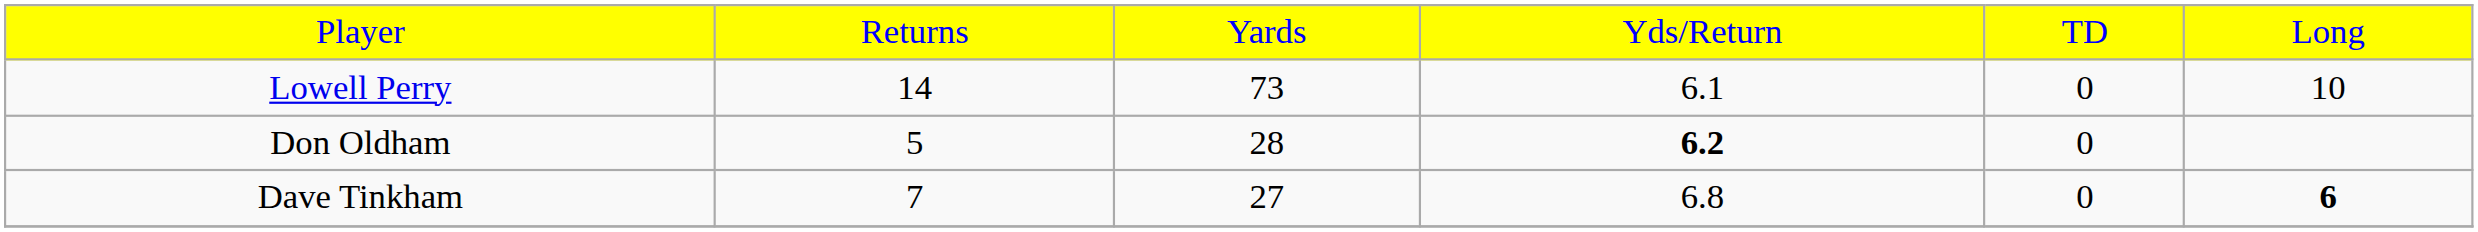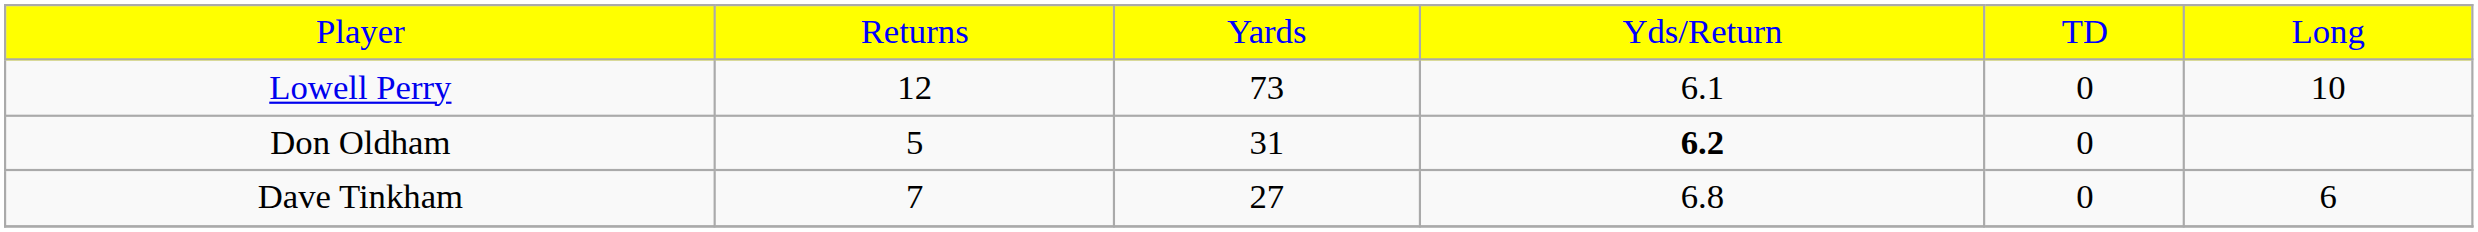(915, 87) 14 -> (915, 87) 12
(1267, 142) 28 -> (1267, 142) 31
(2328, 197) bold -> (2328, 197) normal
